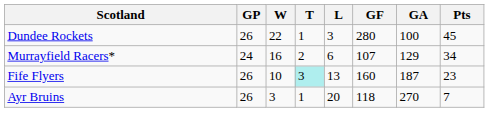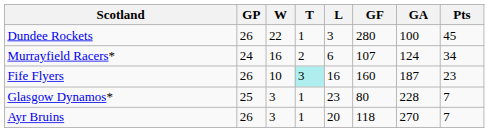(409, 55) 129 -> (409, 55) 124
(333, 76) 13 -> (333, 76) 16
+ row: (60, 96)
